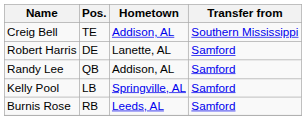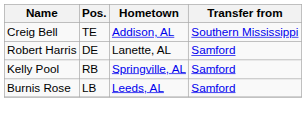- row: (35, 69)
(89, 87) LB -> (90, 69) RB
(90, 106) RB -> (89, 87) LB
